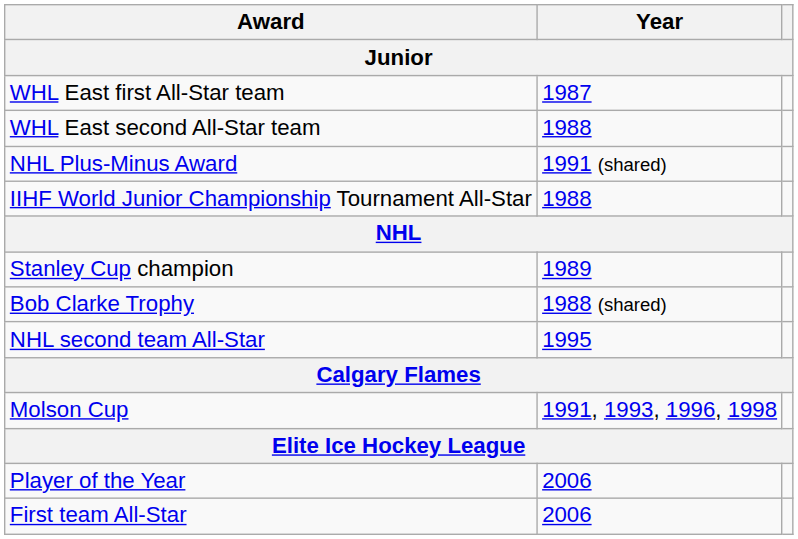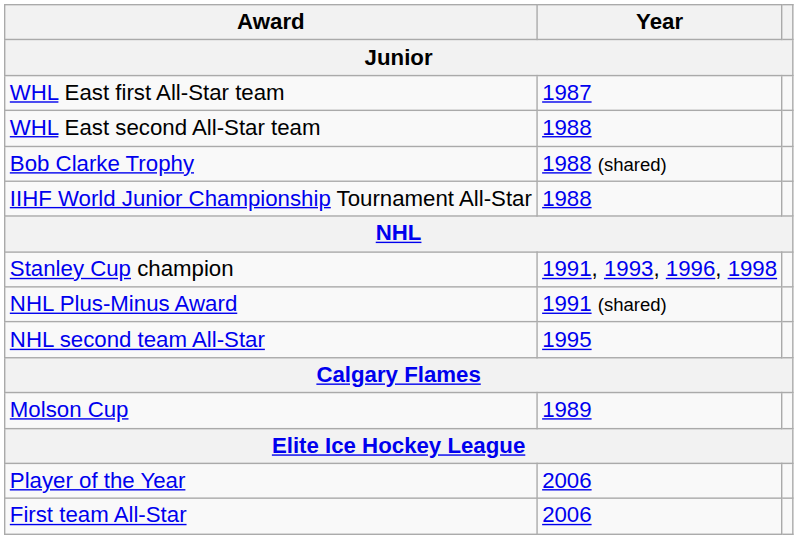rows swapped: (102, 304) <-> (124, 163)
(567, 269) 1989 -> (660, 269) 1991, 1993, 1996, 1998
(660, 410) 1991, 1993, 1996, 1998 -> (567, 410) 1989
